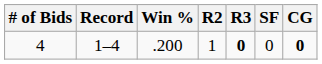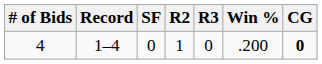columns swapped: (168, 18) <-> (269, 18)
(241, 45) bold -> (208, 45) normal
